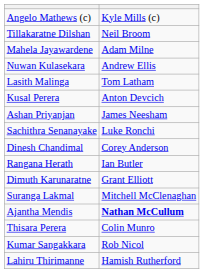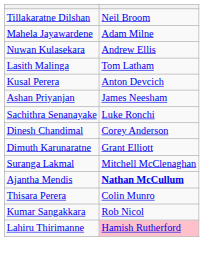- row: (49, 17)
- row: (40, 163)
(141, 260) no background -> (141, 228) pink background
